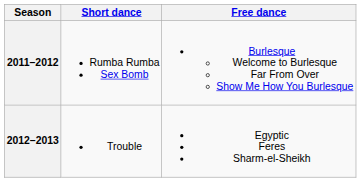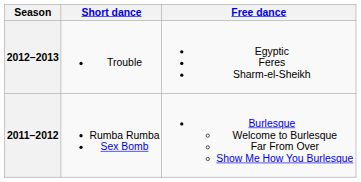rows swapped: (33, 141) <-> (33, 63)
